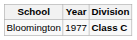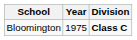(76, 27) 1977 -> (76, 27) 1975
